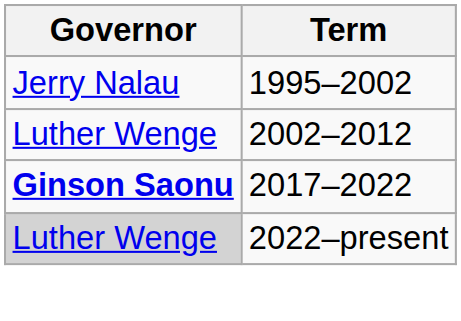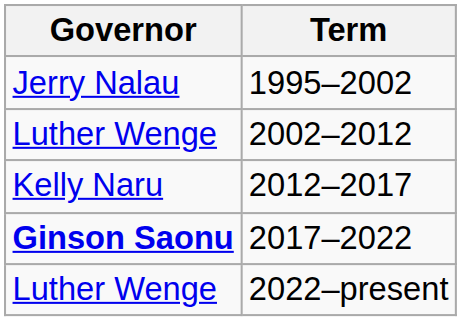+ row: (331, 185)
(115, 237) lightgrey background -> (115, 289) no background
